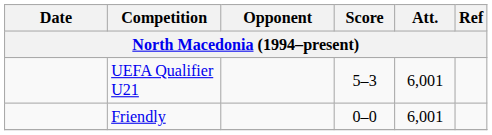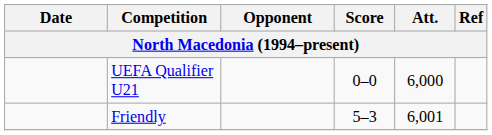(365, 80) 5–3 -> (365, 80) 0–0
(425, 80) 6,001 -> (425, 80) 6,000
(365, 116) 0–0 -> (365, 116) 5–3
